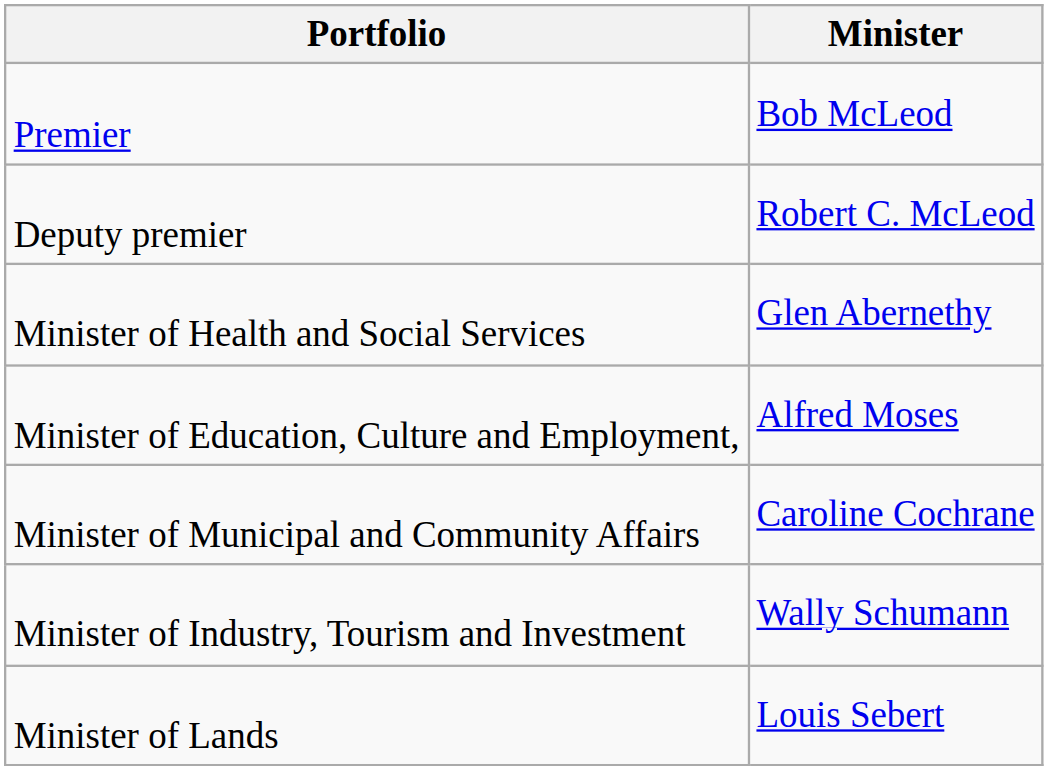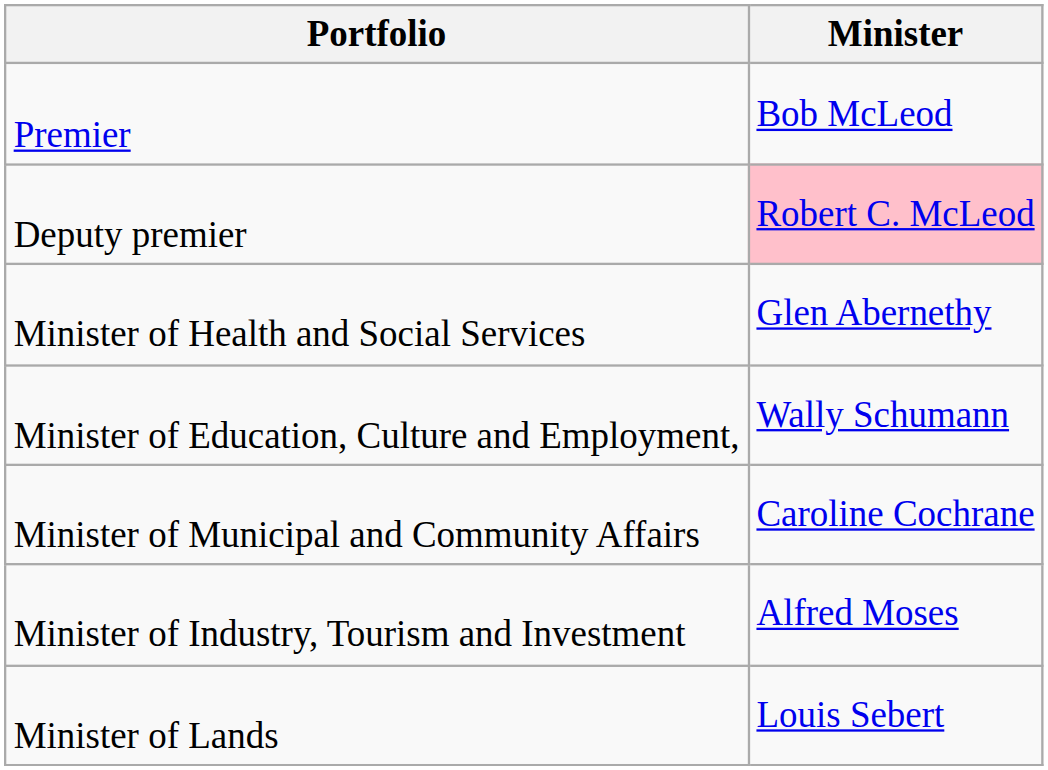(896, 213) no background -> (896, 213) pink background
(858, 413) Alfred Moses -> (883, 413) Wally Schumann
(883, 614) Wally Schumann -> (858, 614) Alfred Moses
